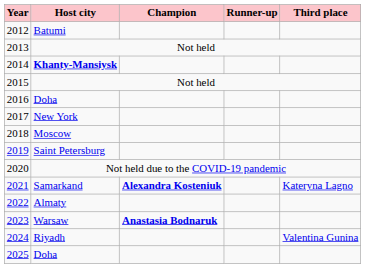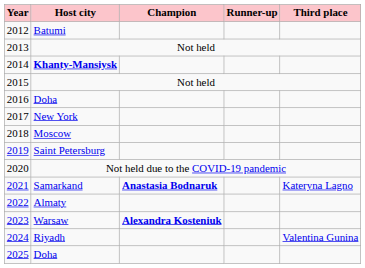(172, 185) Alexandra Kosteniuk -> (170, 185) Anastasia Bodnaruk
(170, 220) Anastasia Bodnaruk -> (172, 220) Alexandra Kosteniuk
